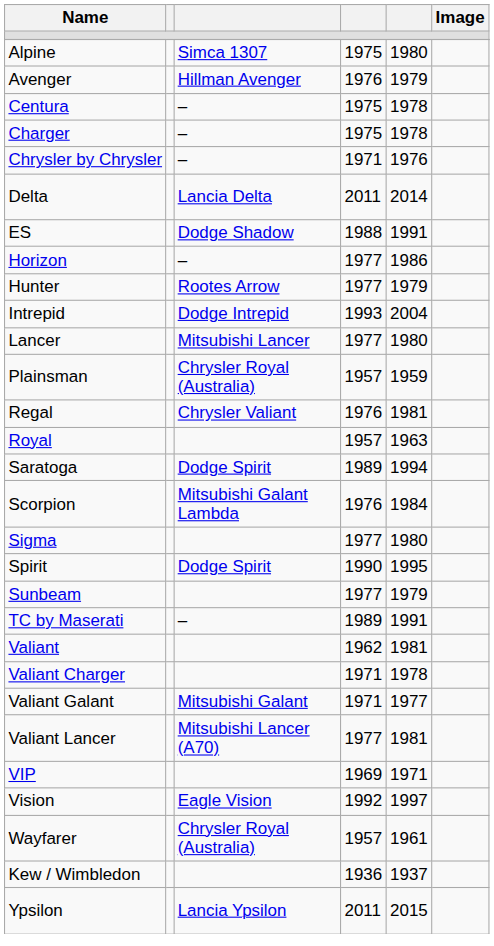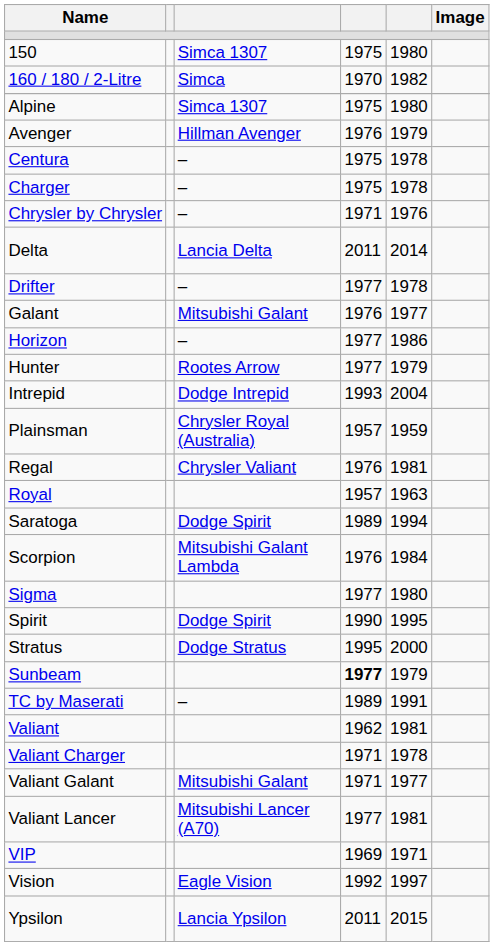+ row: (23, 52)
+ row: (75, 79)
+ row: (32, 286)
- row: (20, 233)
+ row: (33, 313)
- row: (34, 340)
+ row: (35, 647)
(363, 594) normal -> (363, 674) bold
- row: (43, 837)
- row: (74, 874)
